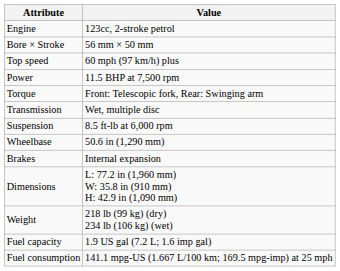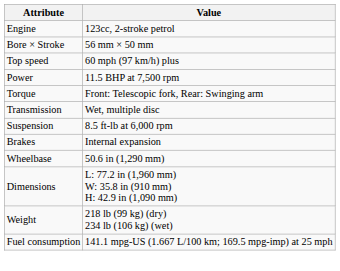rows swapped: (21, 158) <-> (29, 142)
- row: (34, 242)
